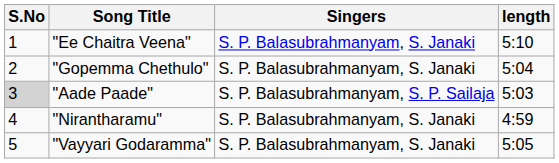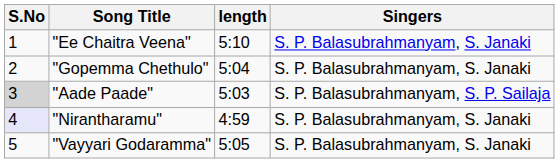columns swapped: (356, 17) <-> (526, 17)
(13, 119) no background -> (13, 119) lavender background
